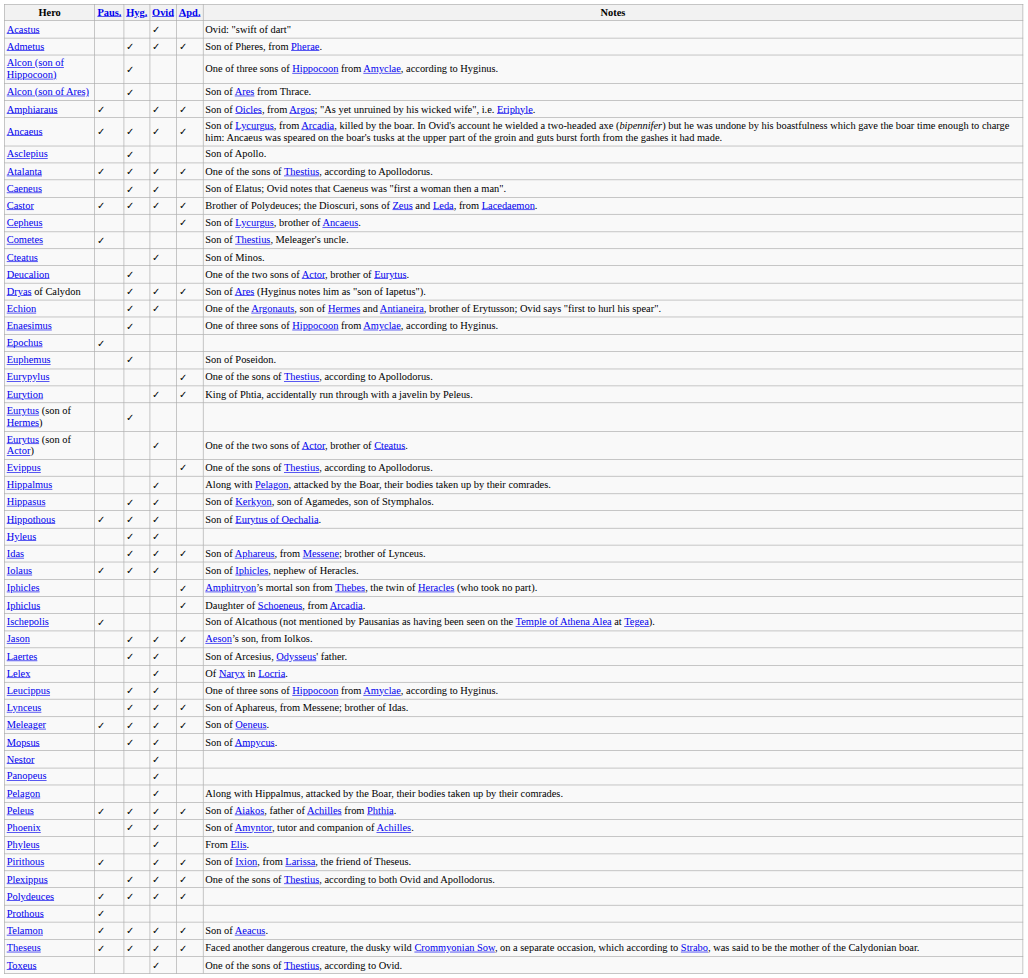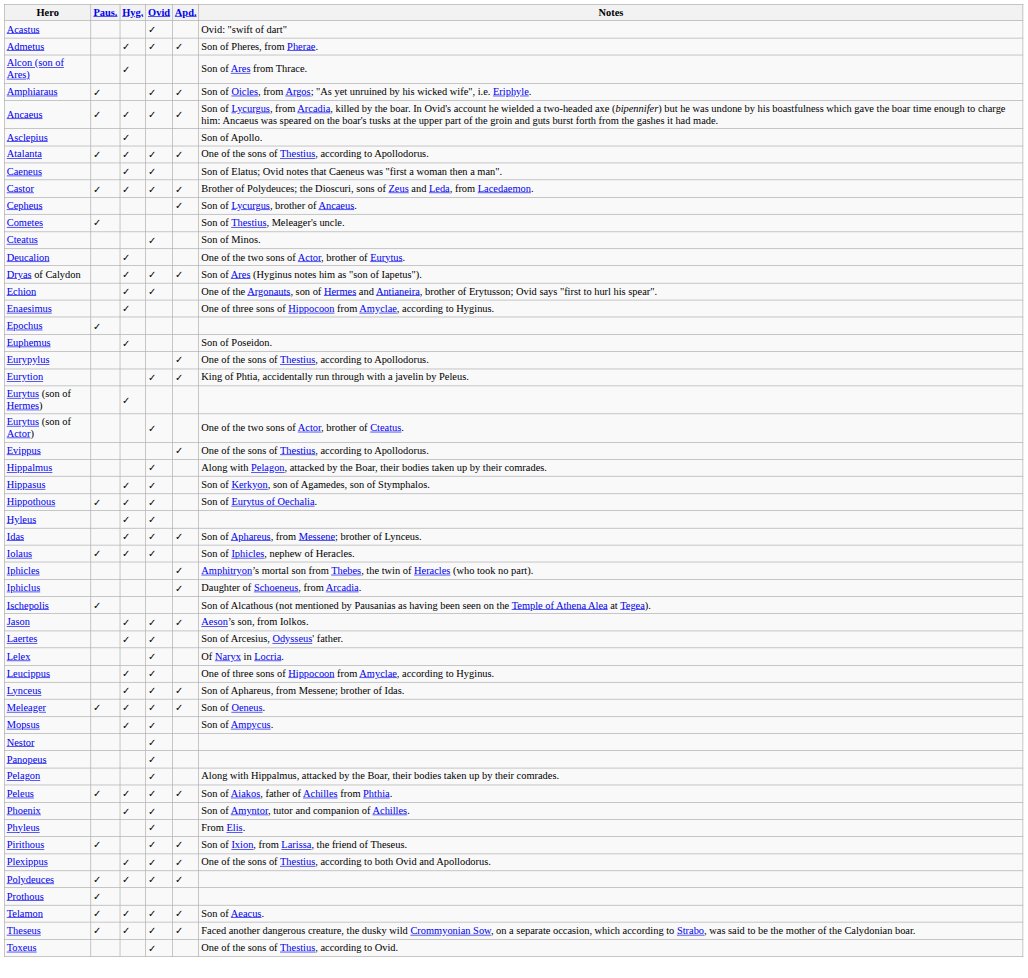- row: (35, 69)
